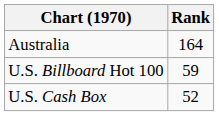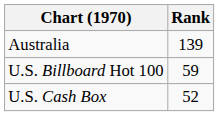(191, 44) 164 -> (191, 44) 139
